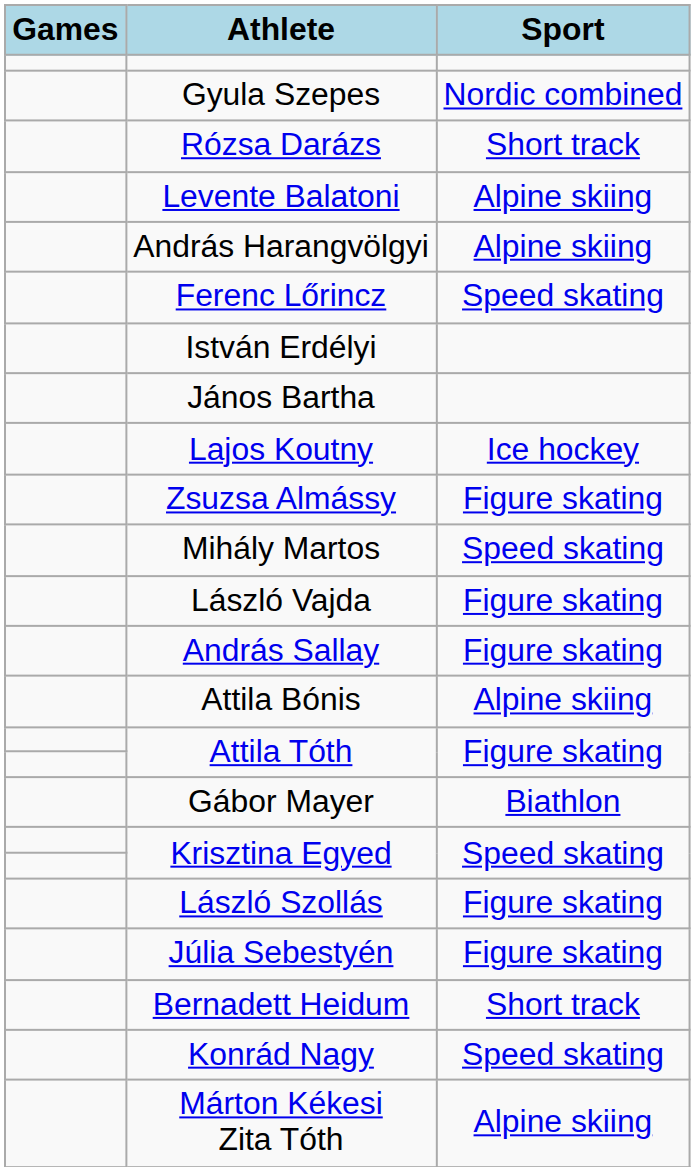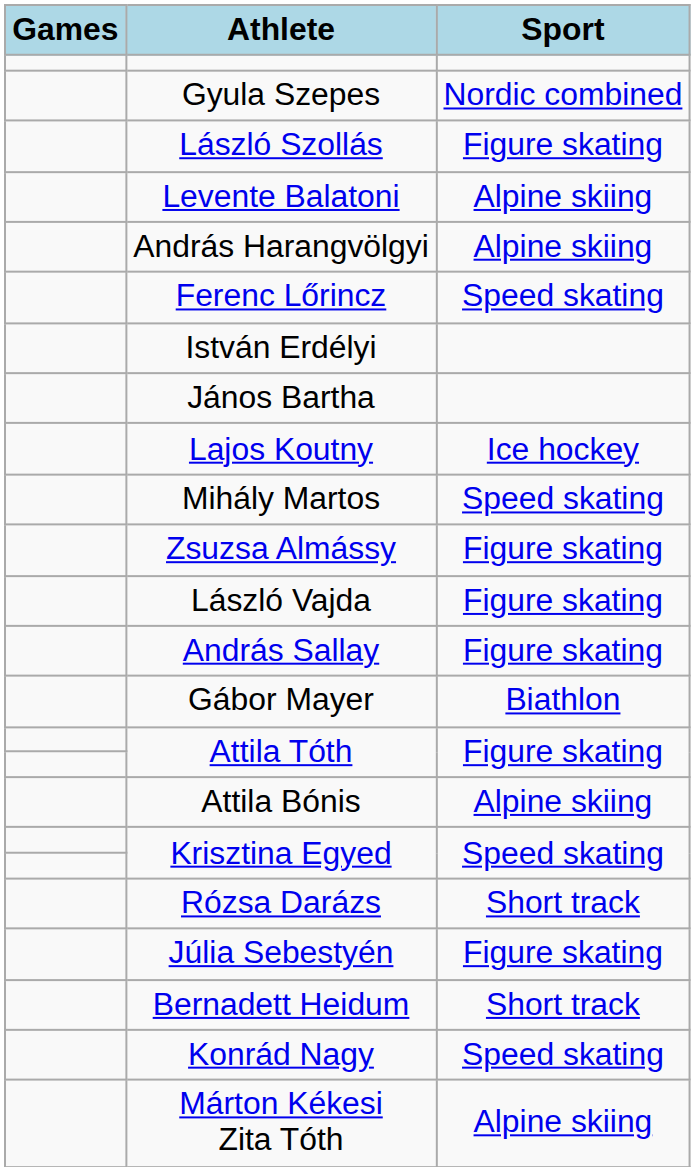rows swapped: (281, 902) <-> (281, 145)
rows swapped: (281, 549) <-> (281, 498)
rows swapped: (281, 801) <-> (281, 700)
